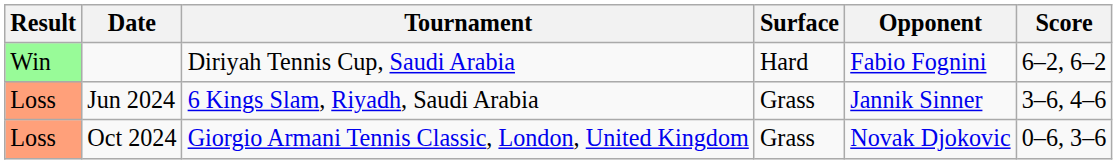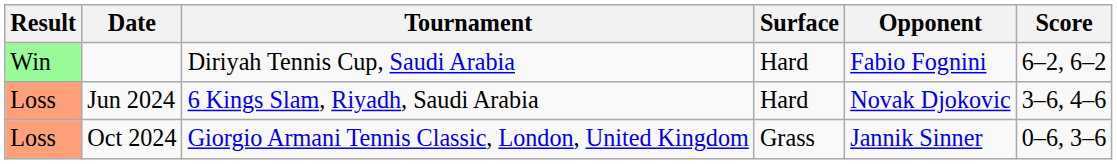(787, 100) Grass -> (784, 100) Hard
(916, 100) Jannik Sinner -> (930, 100) Novak Djokovic
(930, 138) Novak Djokovic -> (916, 138) Jannik Sinner
